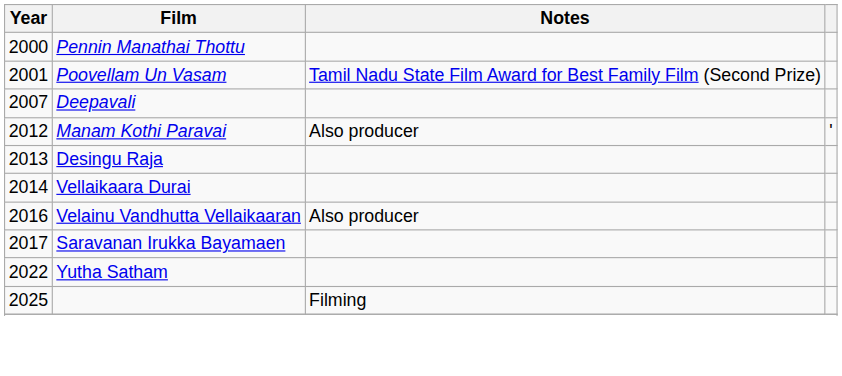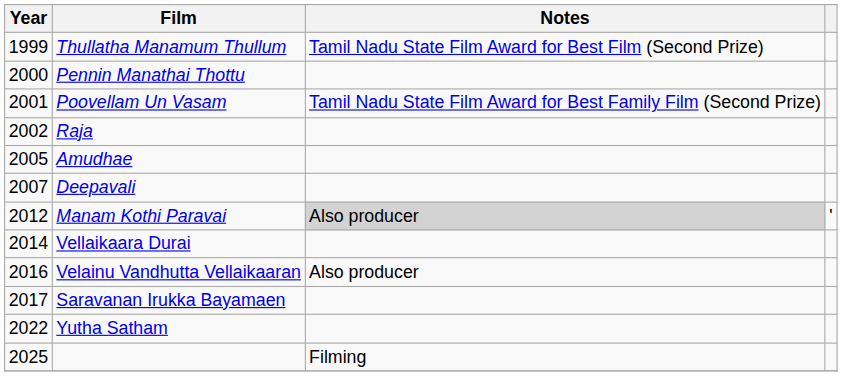+ row: (28, 46)
+ row: (28, 131)
+ row: (28, 159)
(364, 131) no background -> (364, 215) lightgrey background
- row: (28, 159)
